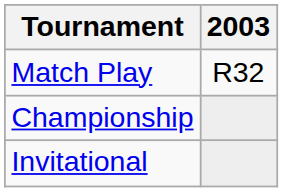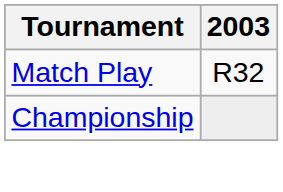- row: (80, 162)
